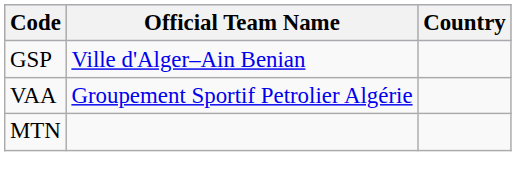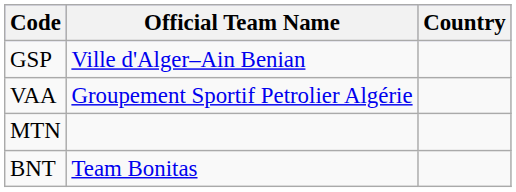+ row: (33, 167)
